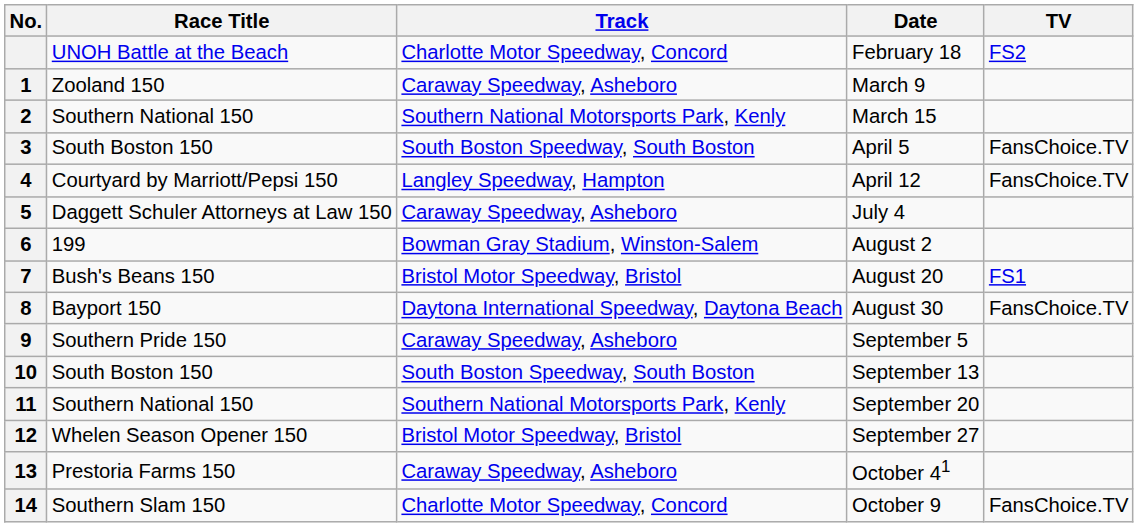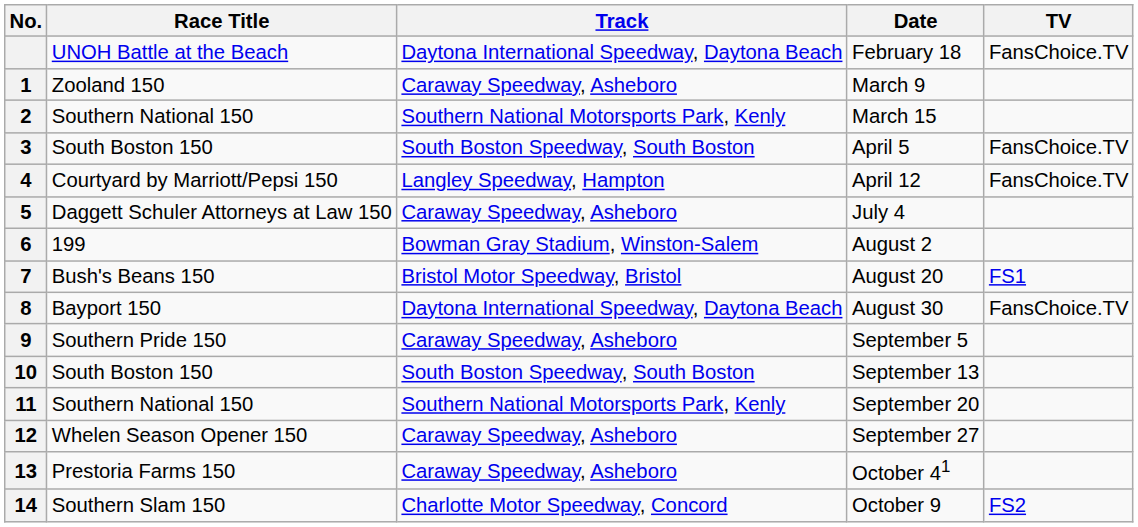(564, 52) Charlotte Motor Speedway, Concord -> (622, 52) Daytona International Speedway, Daytona Beach
(1007, 52) FS2 -> (1059, 52) FansChoice.TV
(541, 436) Bristol Motor Speedway, Bristol -> (539, 436) Caraway Speedway, Asheboro
(1059, 505) FansChoice.TV -> (1007, 505) FS2
